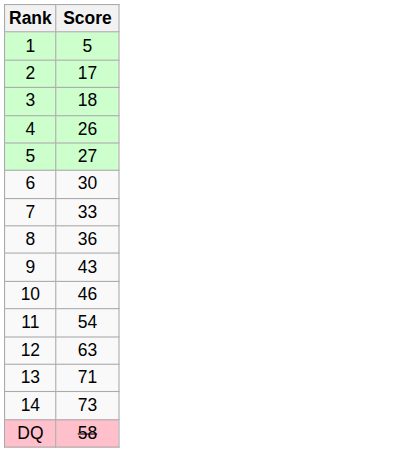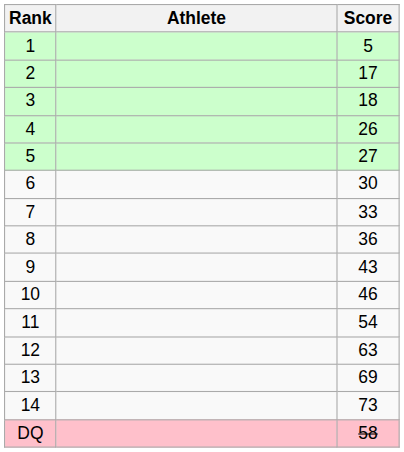+ column: (196, 18)
(87, 377) 71 -> (368, 377) 69
